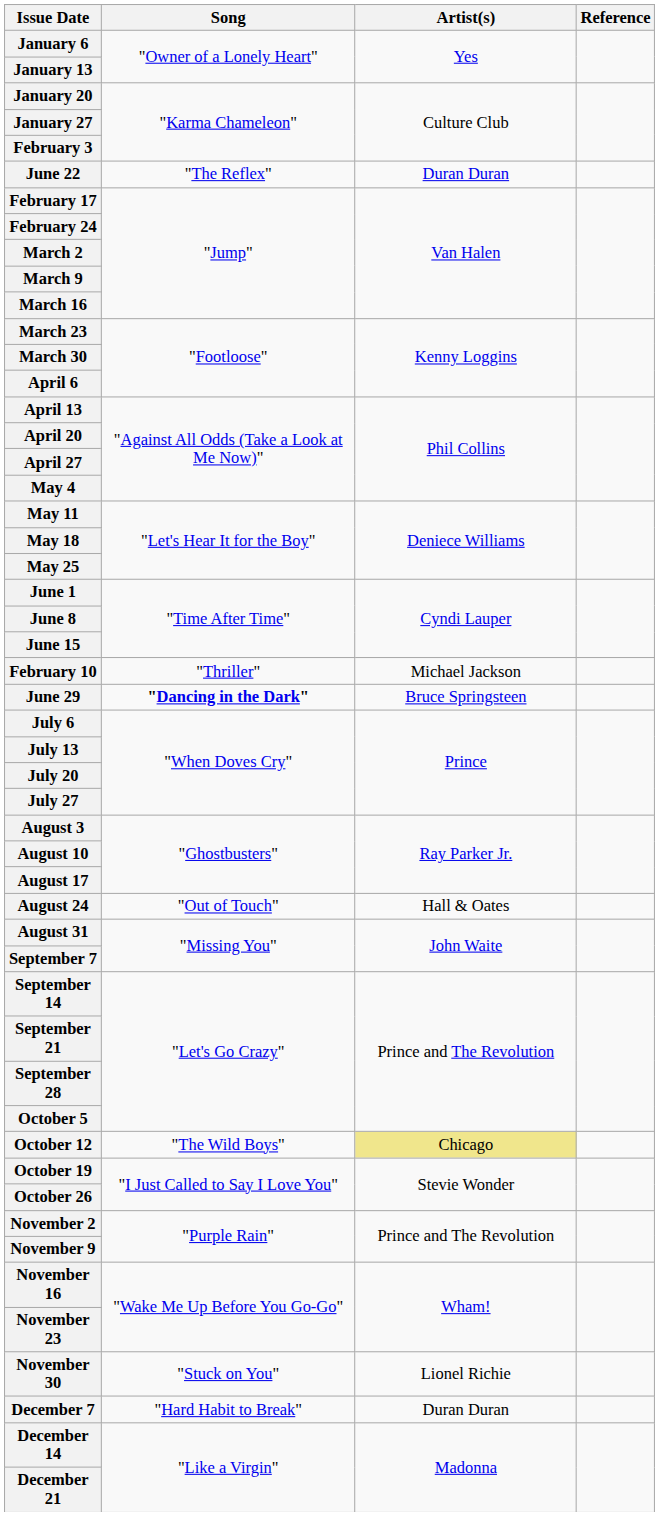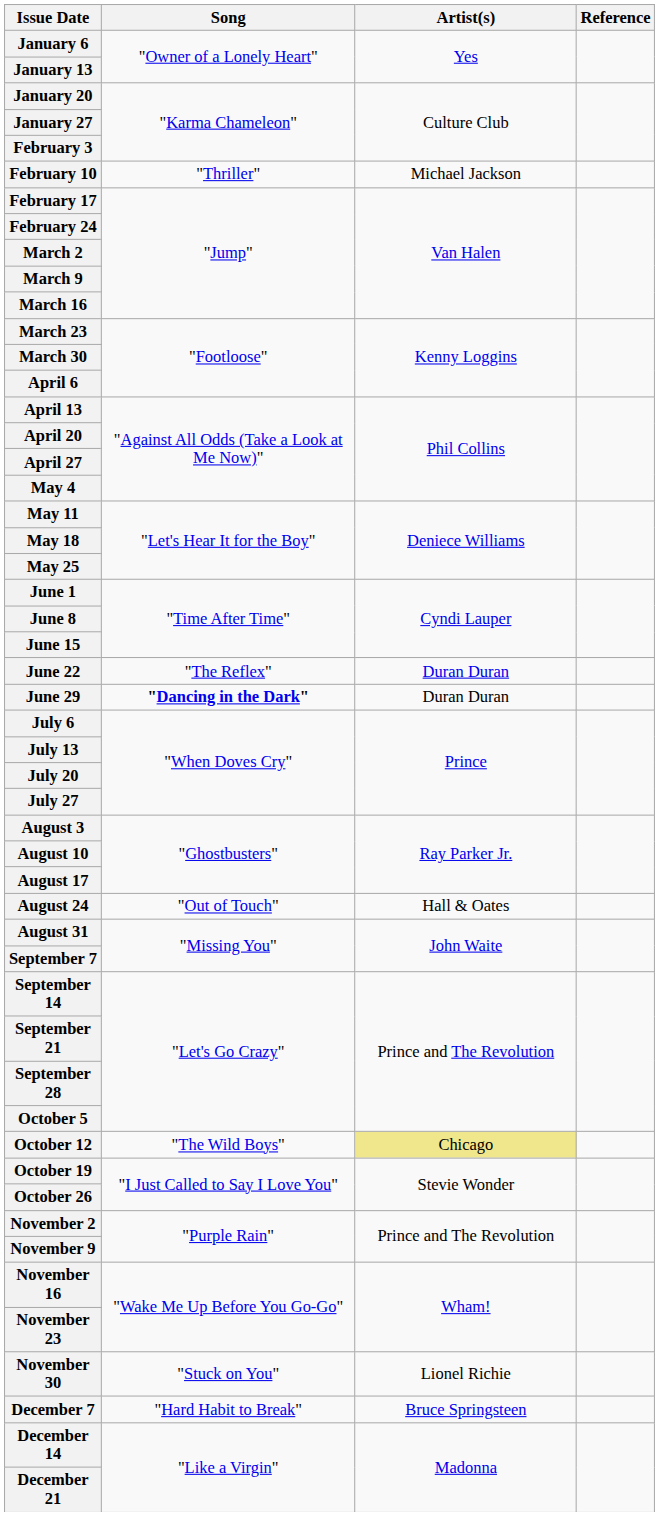rows swapped: (53, 670) <-> (53, 174)
(466, 697) Bruce Springsteen -> (466, 697) Duran Duran
(466, 1409) Duran Duran -> (466, 1409) Bruce Springsteen
